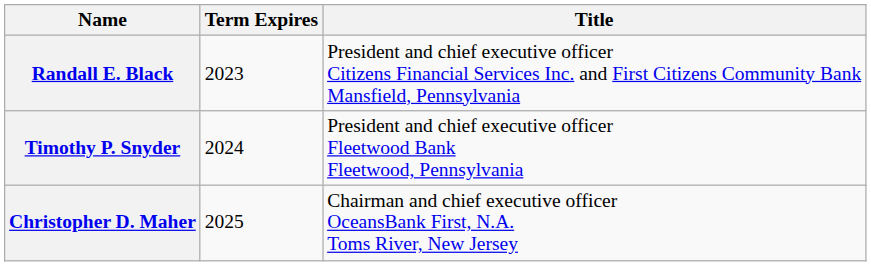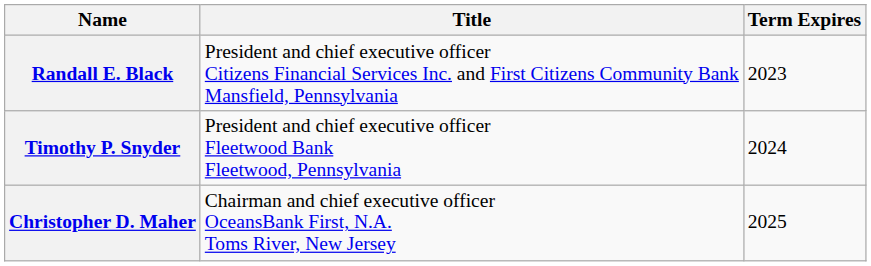columns swapped: (594, 19) <-> (261, 19)
